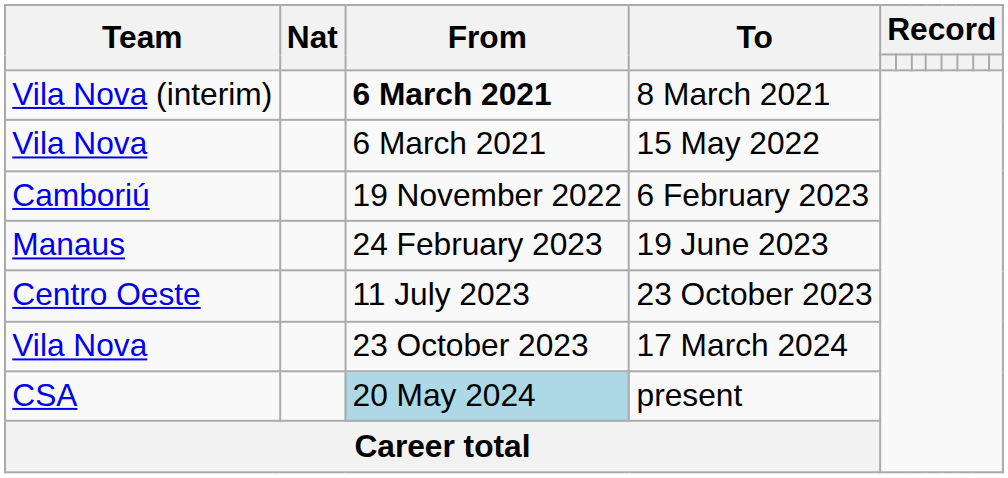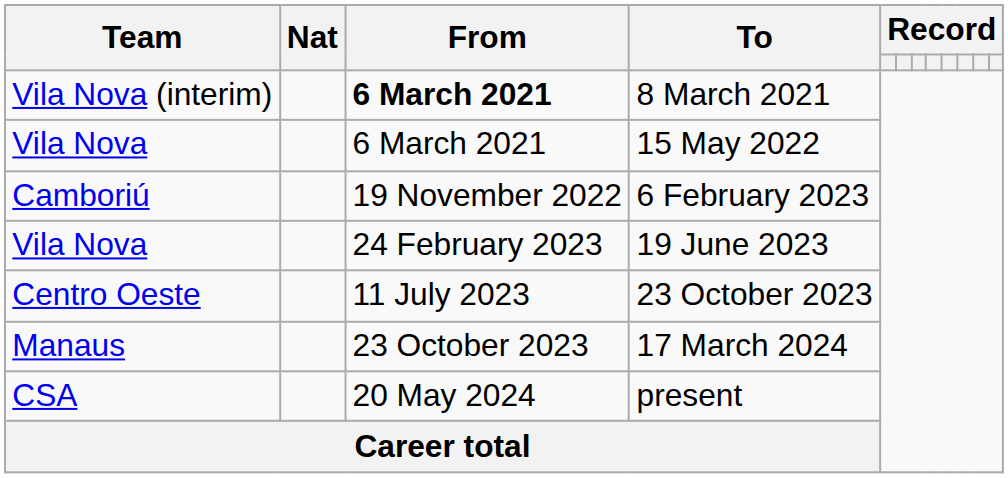(69, 245) Manaus -> (80, 245) Vila Nova
(80, 345) Vila Nova -> (69, 345) Manaus
(444, 395) lightblue background -> (444, 395) no background
